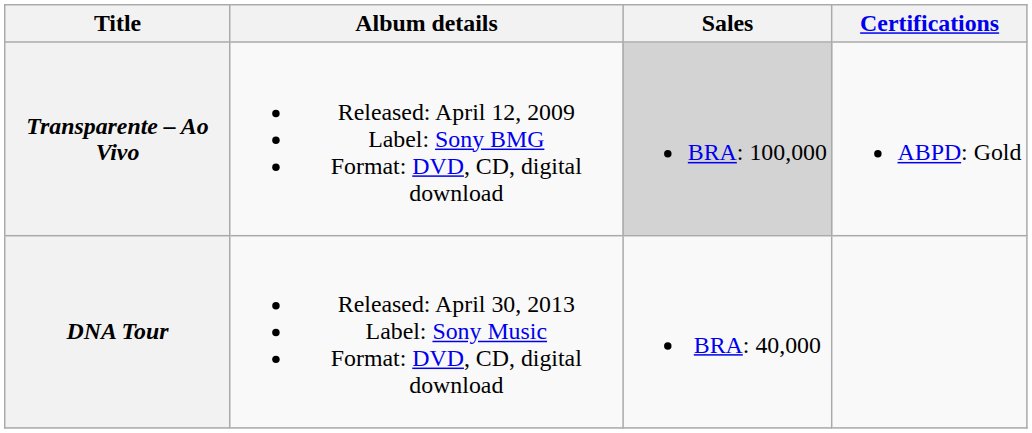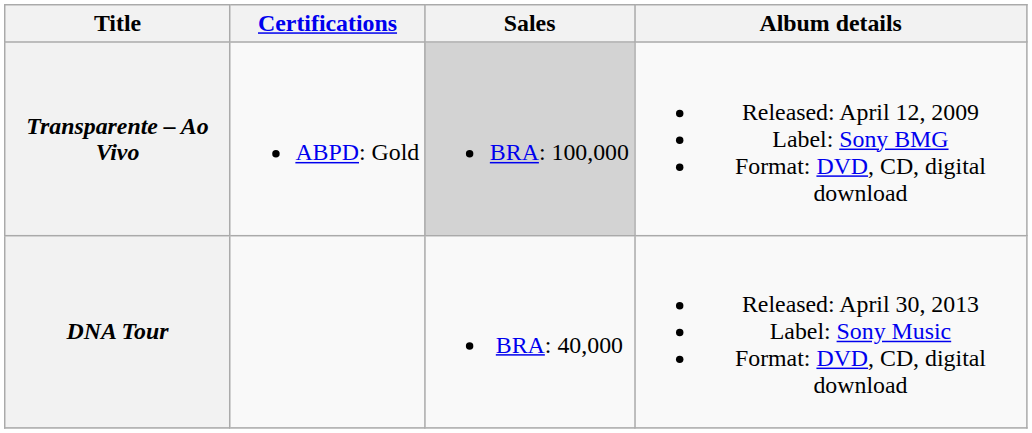columns swapped: (426, 23) <-> (930, 23)
